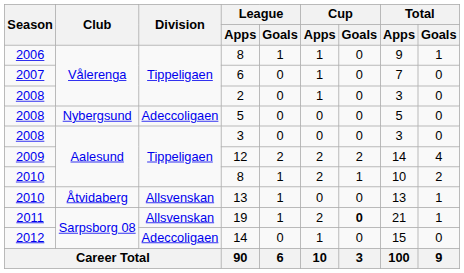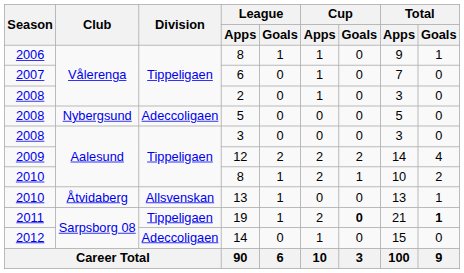(180, 217) Allsvenskan -> (180, 217) Tippeligaen
(439, 217) normal -> (439, 217) bold
